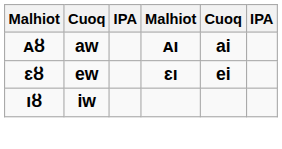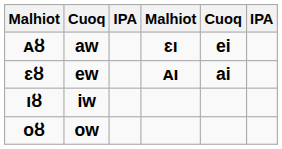(171, 46) ᴀı -> (171, 46) ɛı
(223, 46) ai -> (223, 46) ei
(171, 74) ɛı -> (171, 74) ᴀı
(223, 74) ei -> (223, 74) ai
+ row: (34, 130)
